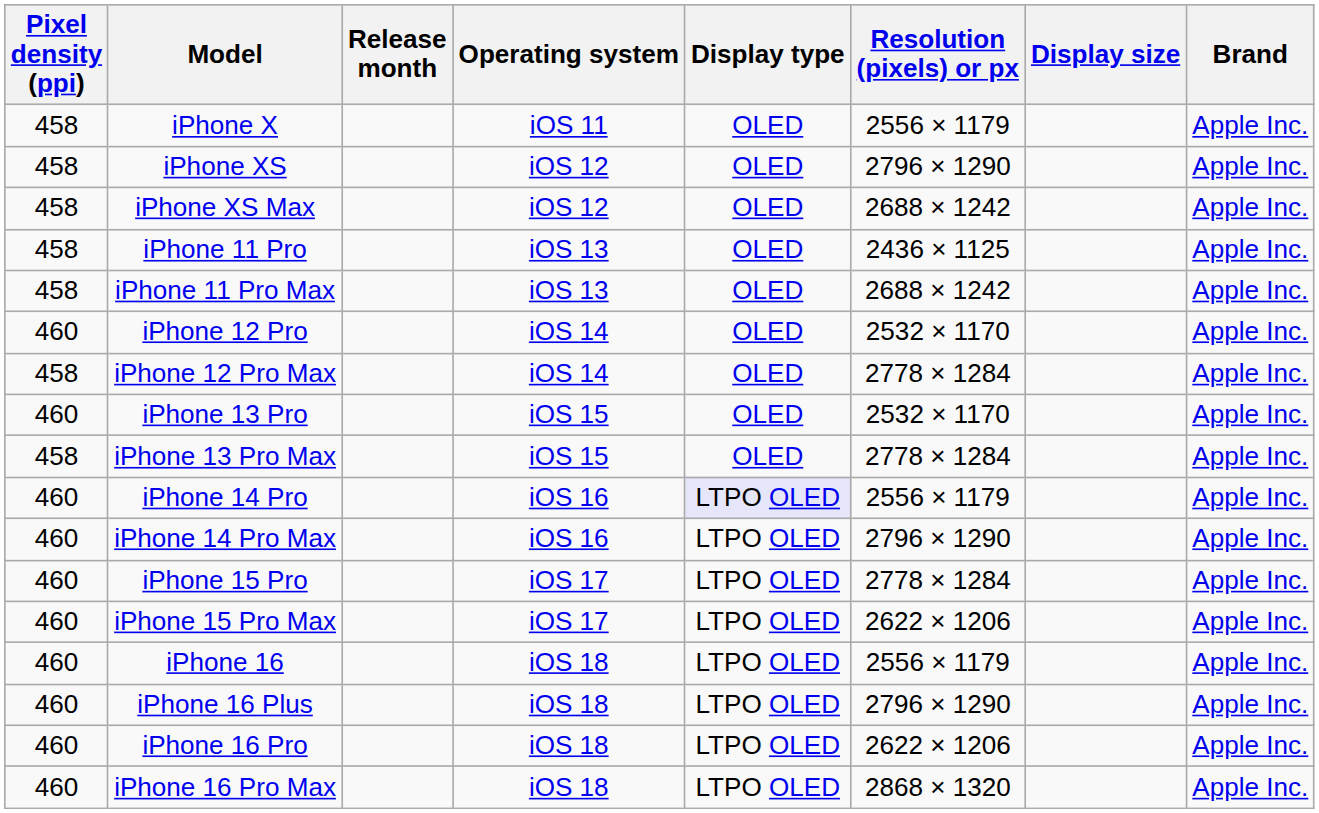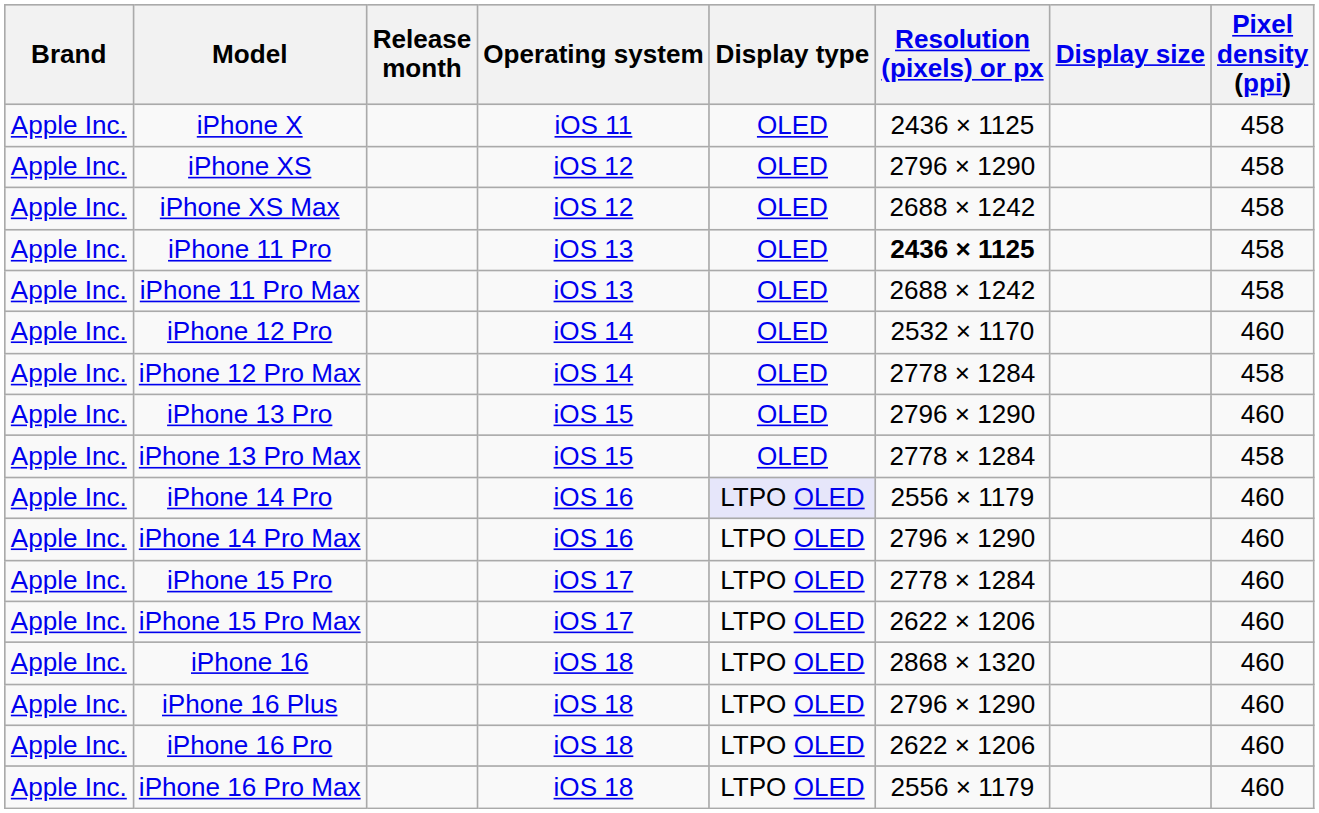columns swapped: (1250, 54) <-> (56, 54)
(938, 125) 2556 × 1179 -> (962, 125) 2436 × 1125
(938, 249) normal -> (962, 249) bold
(938, 414) 2532 × 1170 -> (962, 414) 2796 × 1290
(938, 662) 2556 × 1179 -> (962, 662) 2868 × 1320
(938, 787) 2868 × 1320 -> (962, 787) 2556 × 1179
